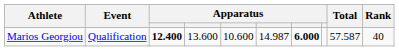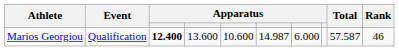(307, 37) bold -> (307, 37) normal
(378, 37) 40 -> (378, 37) 46
